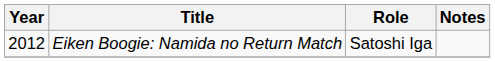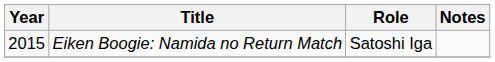(27, 43) 2012 -> (27, 43) 2015
